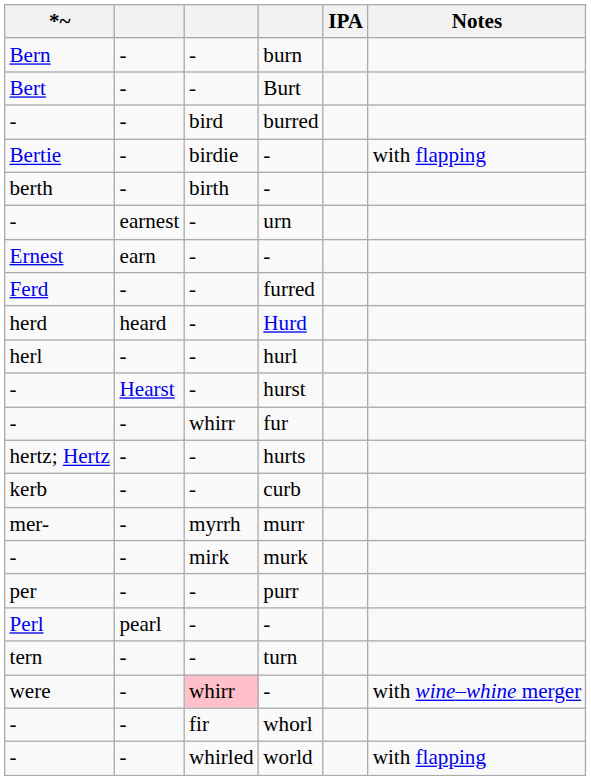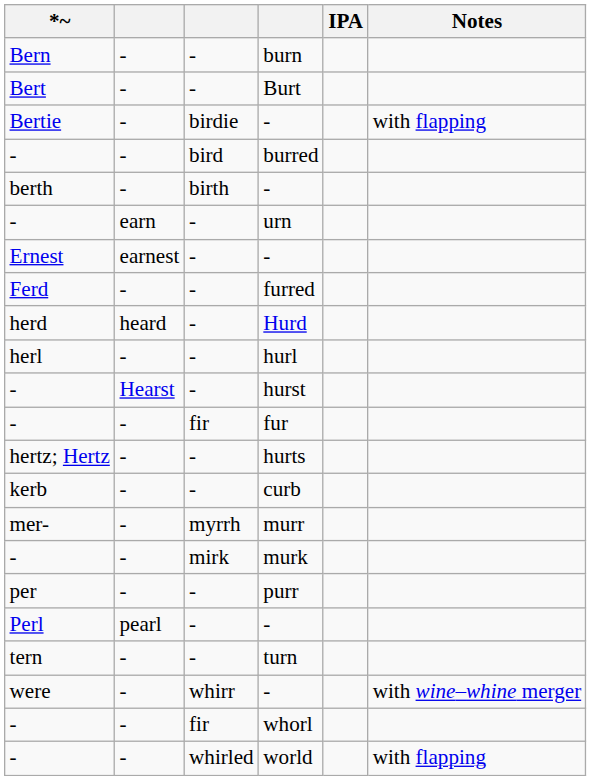rows swapped: (13, 121) <-> (35, 155)
(149, 222) earnest -> (138, 222) earn
(138, 255) earn -> (149, 255) earnest
(212, 423) whirr -> (199, 423) fir
(212, 691) pink background -> (212, 691) no background
